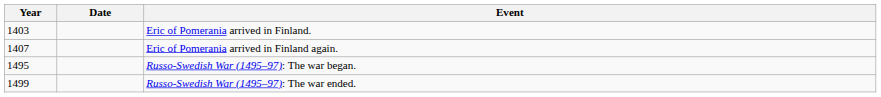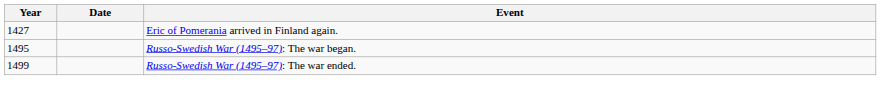- row: (229, 30)
(18, 48) 1407 -> (18, 30) 1427
